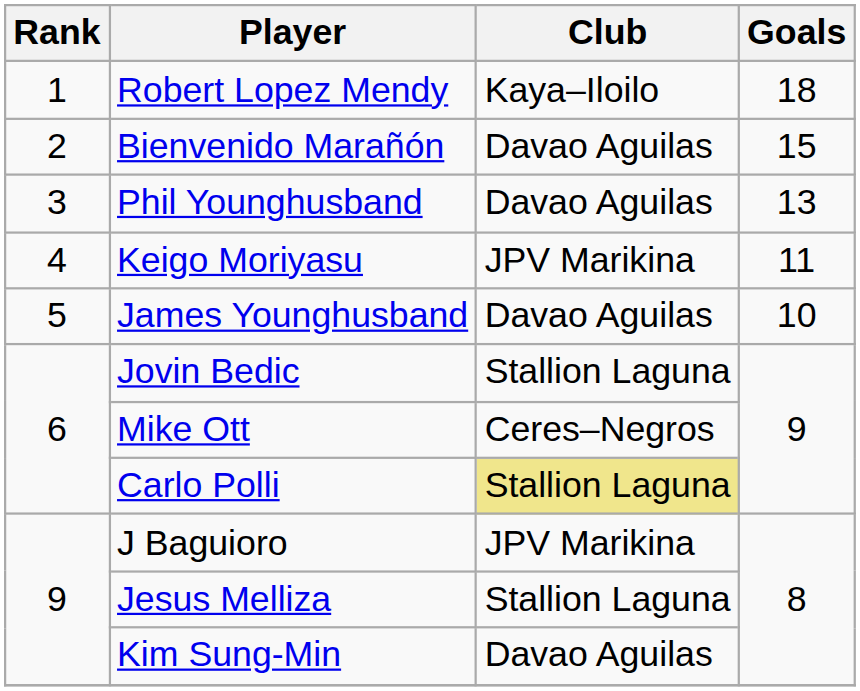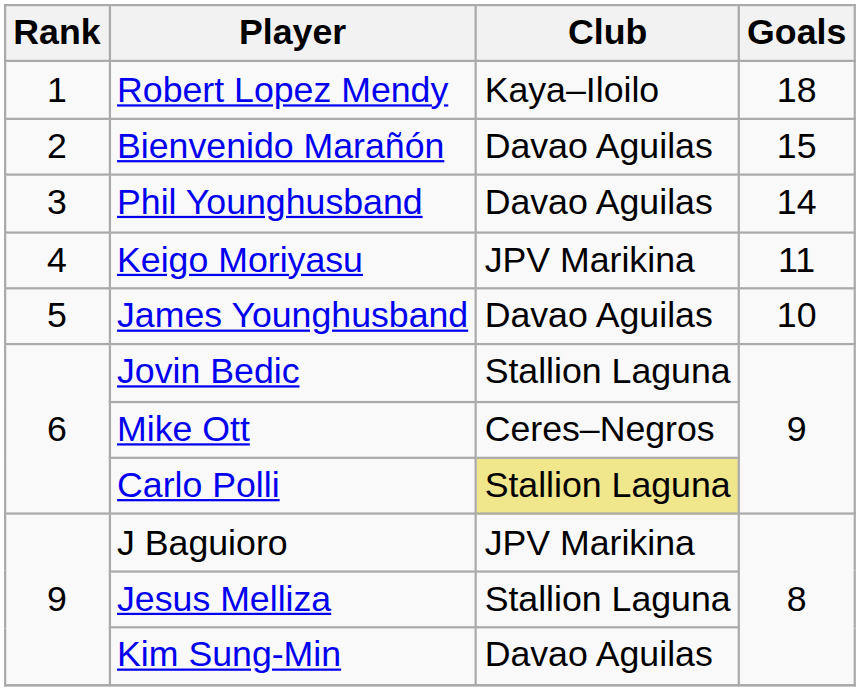(797, 202) 13 -> (797, 202) 14
